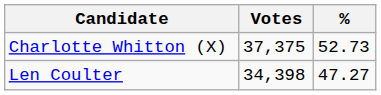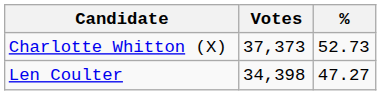(274, 47) 37,375 -> (274, 47) 37,373
